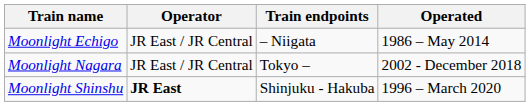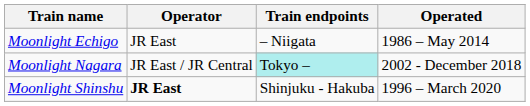(191, 40) JR East / JR Central -> (153, 40) JR East
(285, 64) no background -> (285, 64) paleturquoise background
